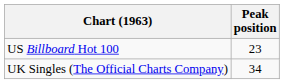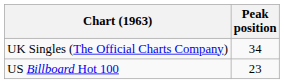rows swapped: (118, 68) <-> (63, 48)
